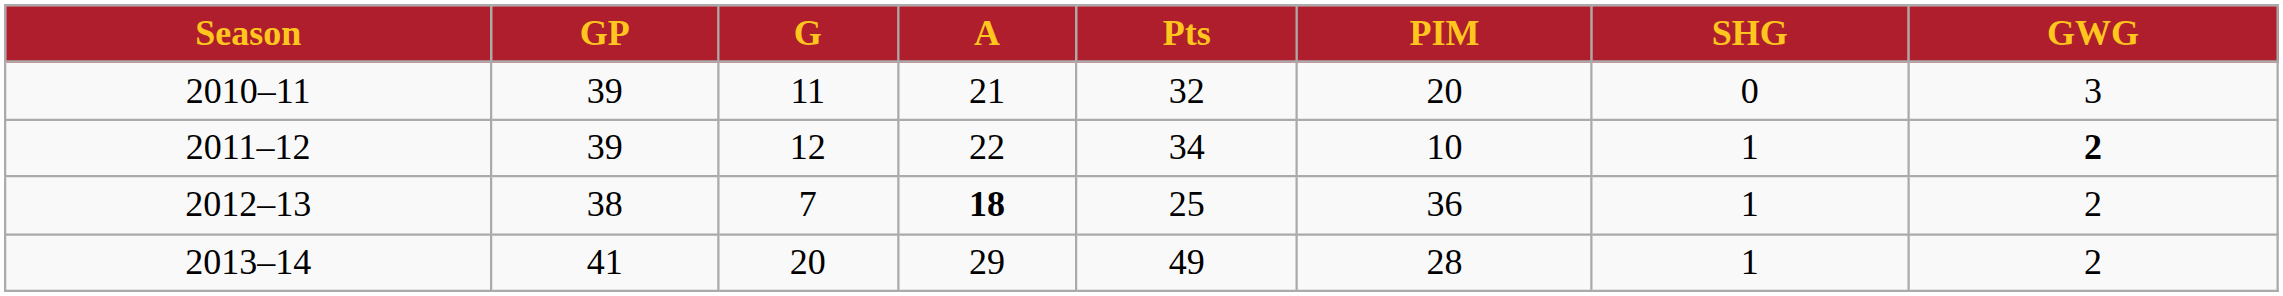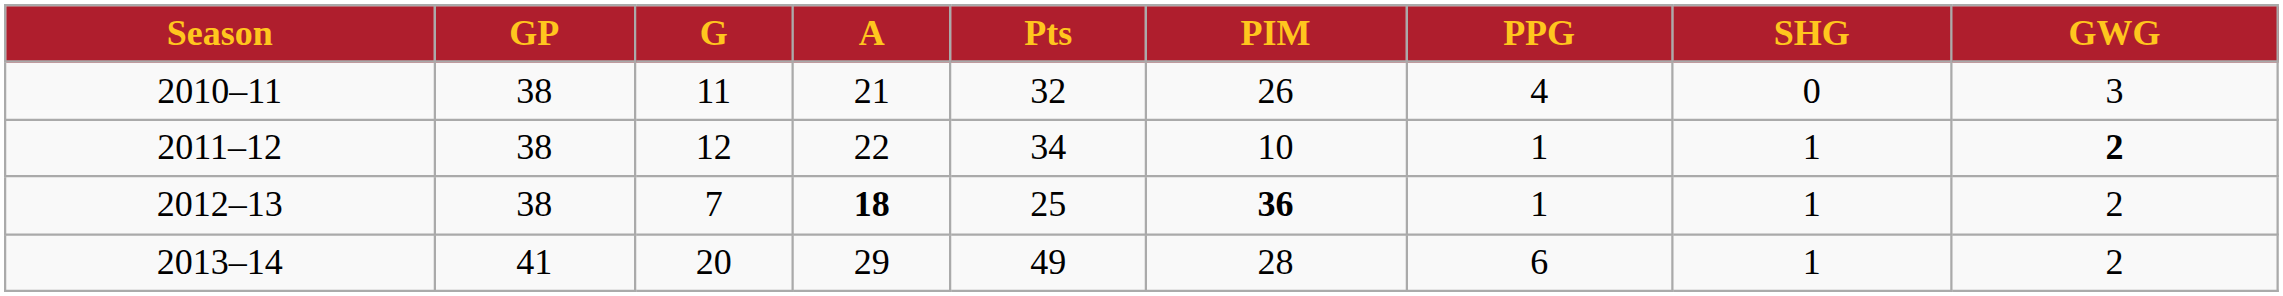+ column: (1539, 33)
(605, 90) 39 -> (534, 90) 38
(1444, 90) 20 -> (1276, 90) 26
(605, 147) 39 -> (534, 147) 38
(1444, 204) normal -> (1276, 204) bold
